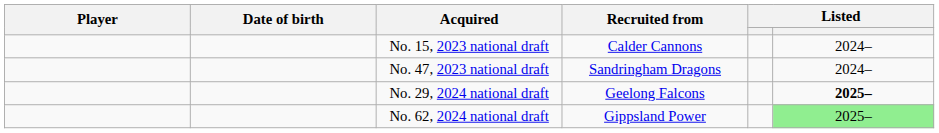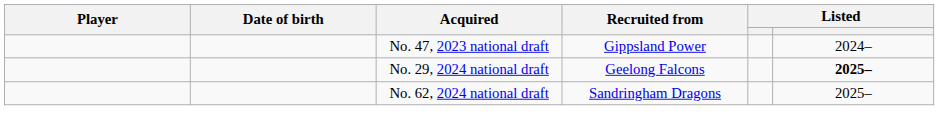- row: (469, 46)
(655, 69) Sandringham Dragons -> (655, 46) Gippsland Power
(655, 116) Gippsland Power -> (655, 92) Sandringham Dragons
(853, 116) lightgreen background -> (853, 92) no background
